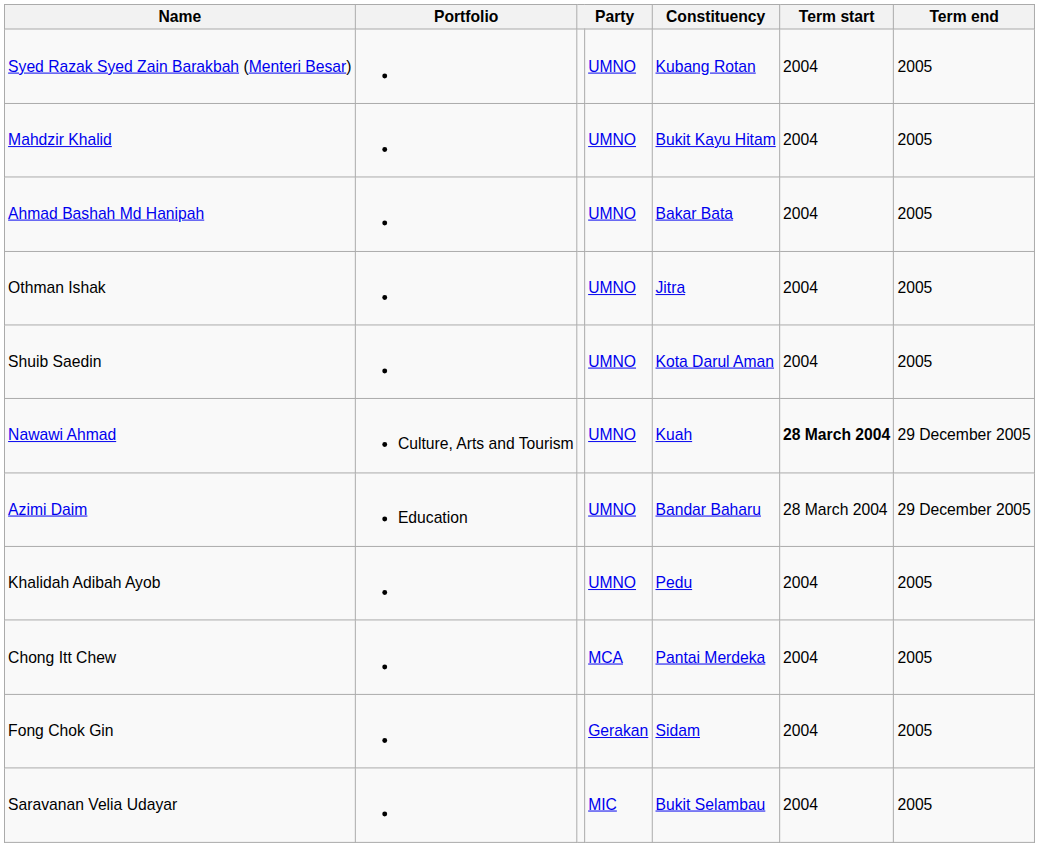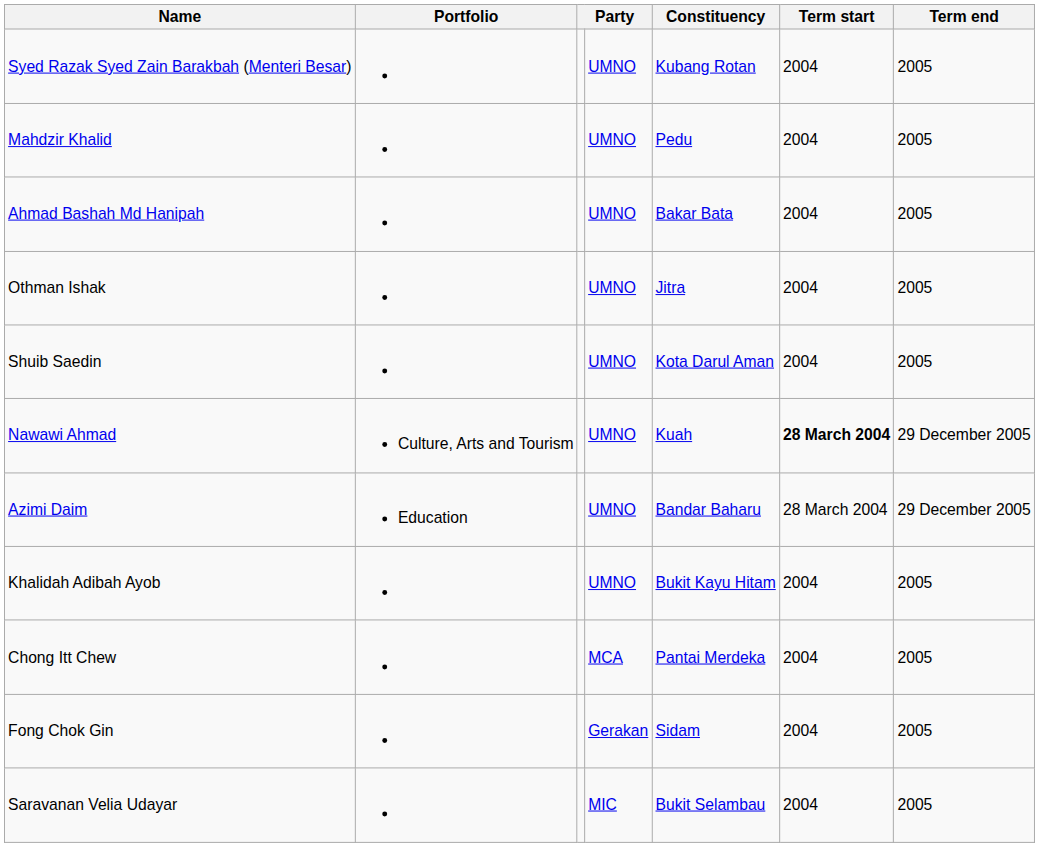(716, 140) Bukit Kayu Hitam -> (674, 140) Pedu
(674, 583) Pedu -> (716, 583) Bukit Kayu Hitam
